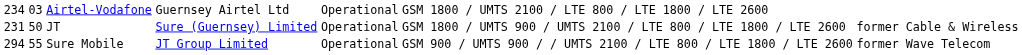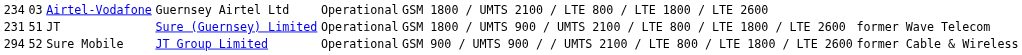(35, 27) 50 -> (35, 27) 51
(938, 27) former Cable & Wireless -> (923, 27) former Wave Telecom
(35, 44) 55 -> (35, 44) 52
(923, 44) former Wave Telecom -> (938, 44) former Cable & Wireless
